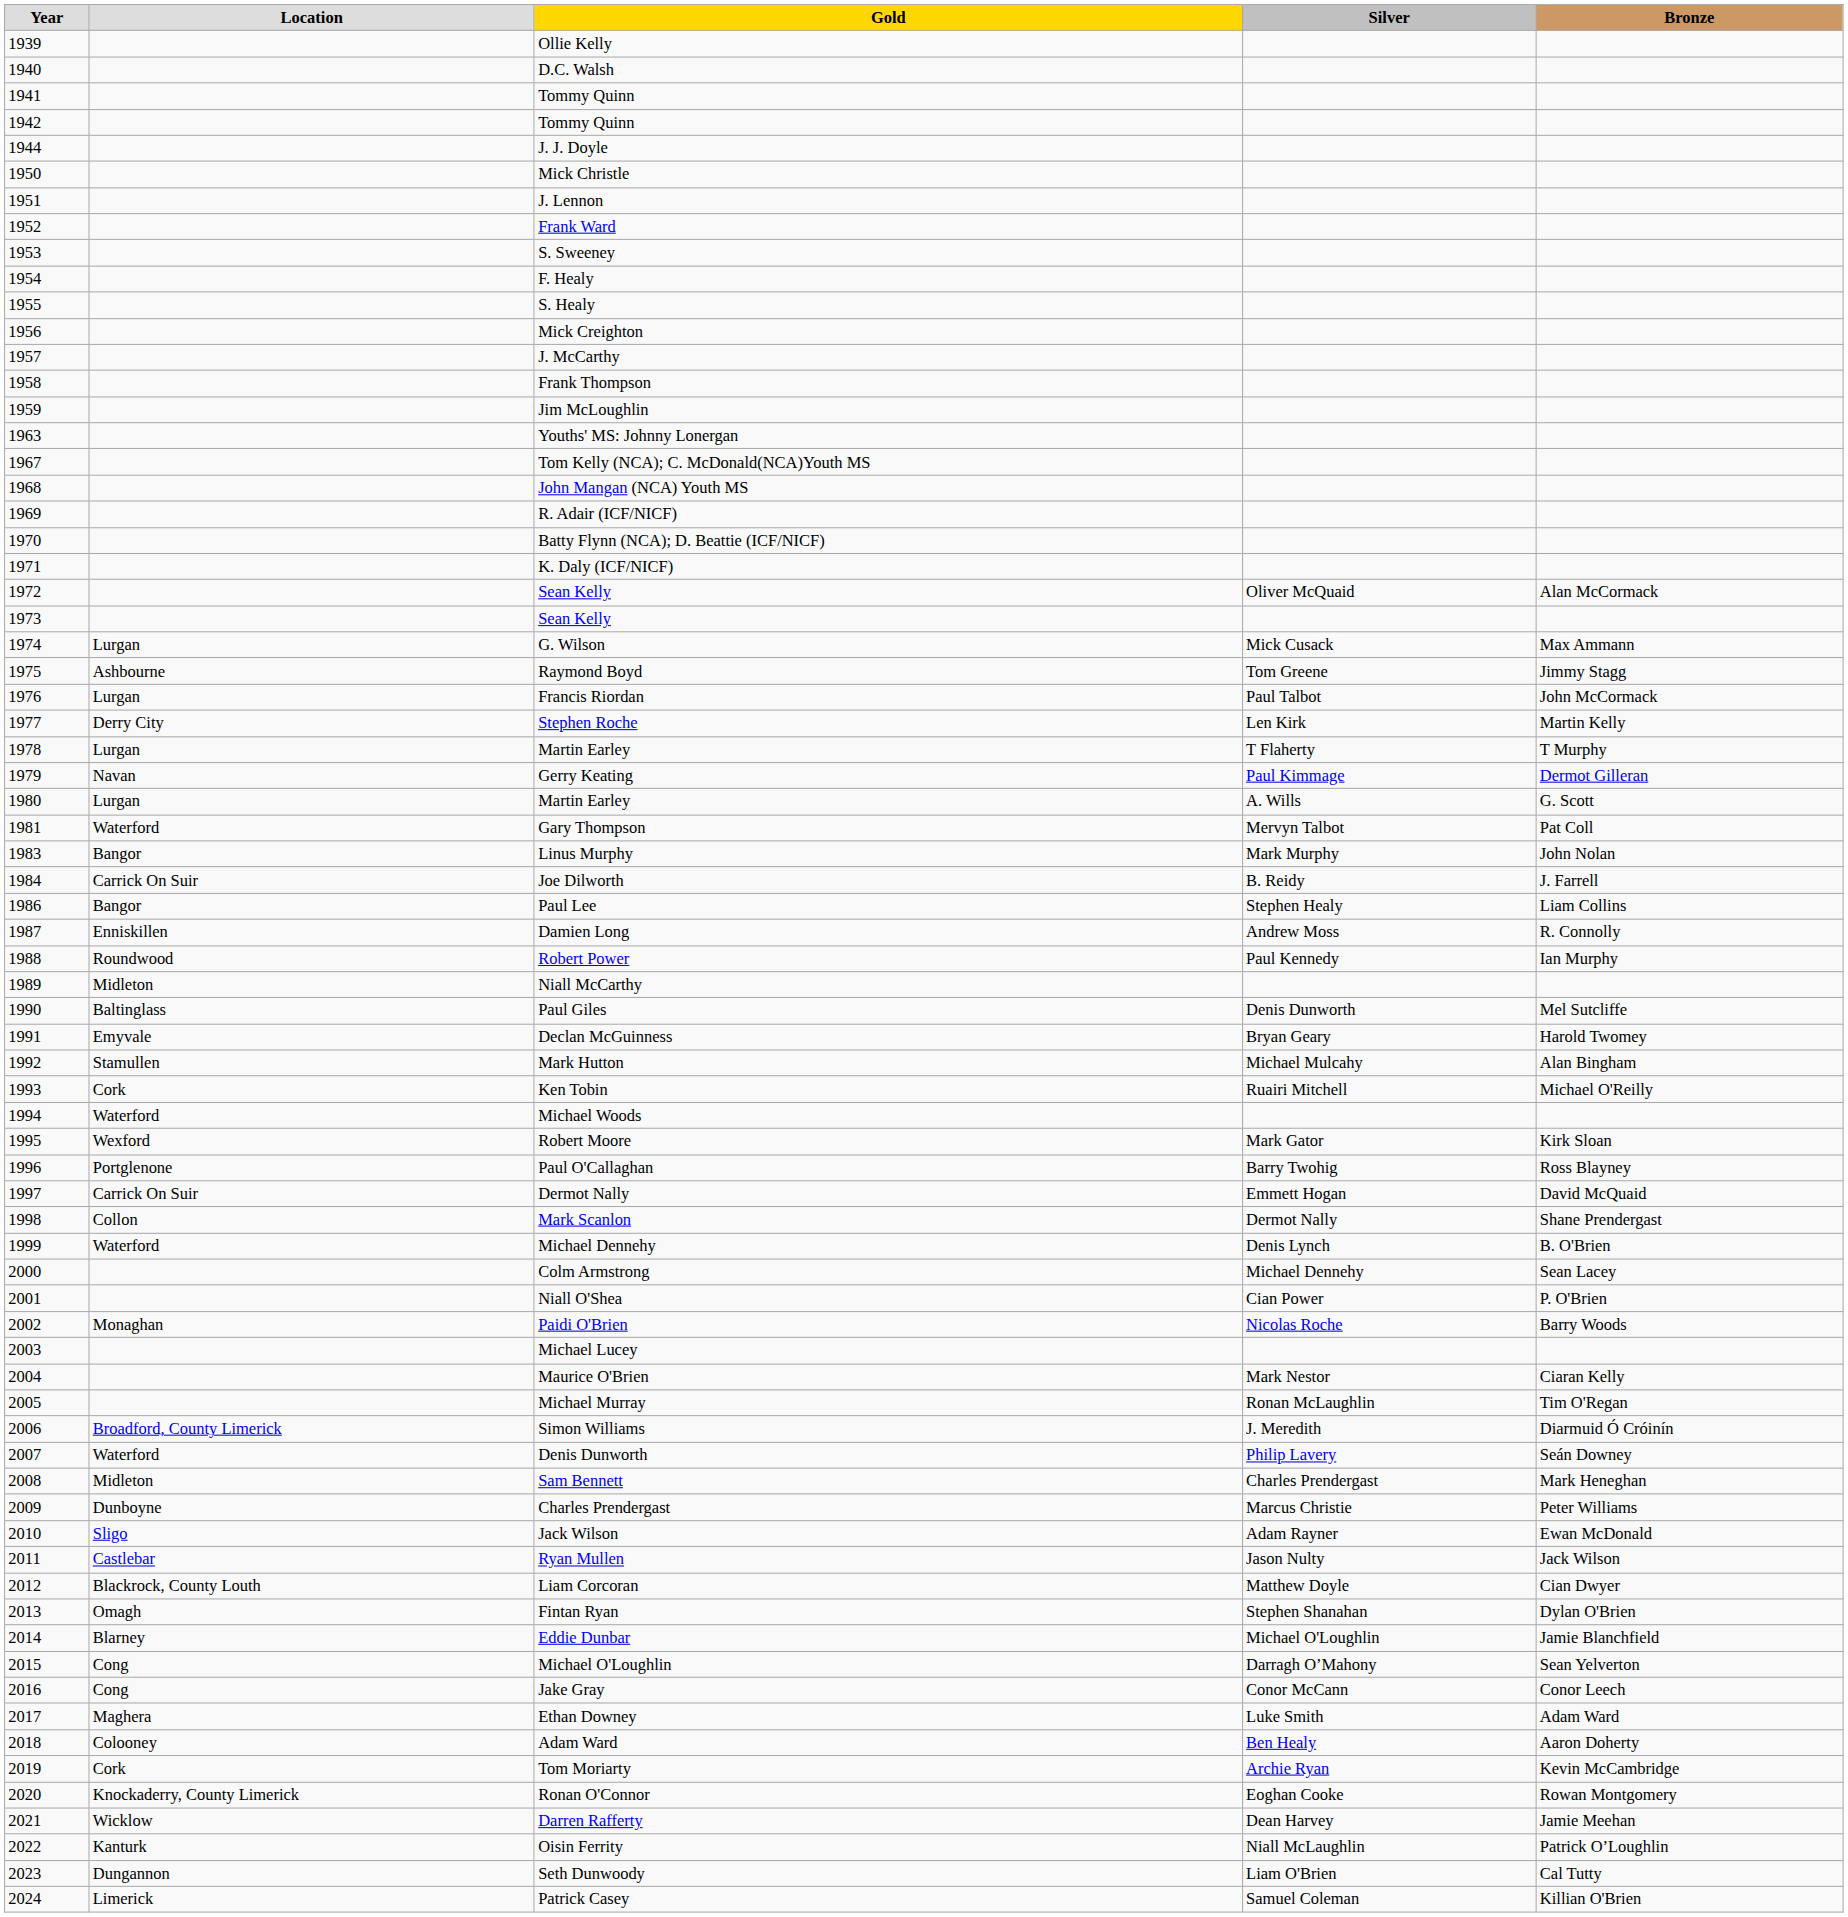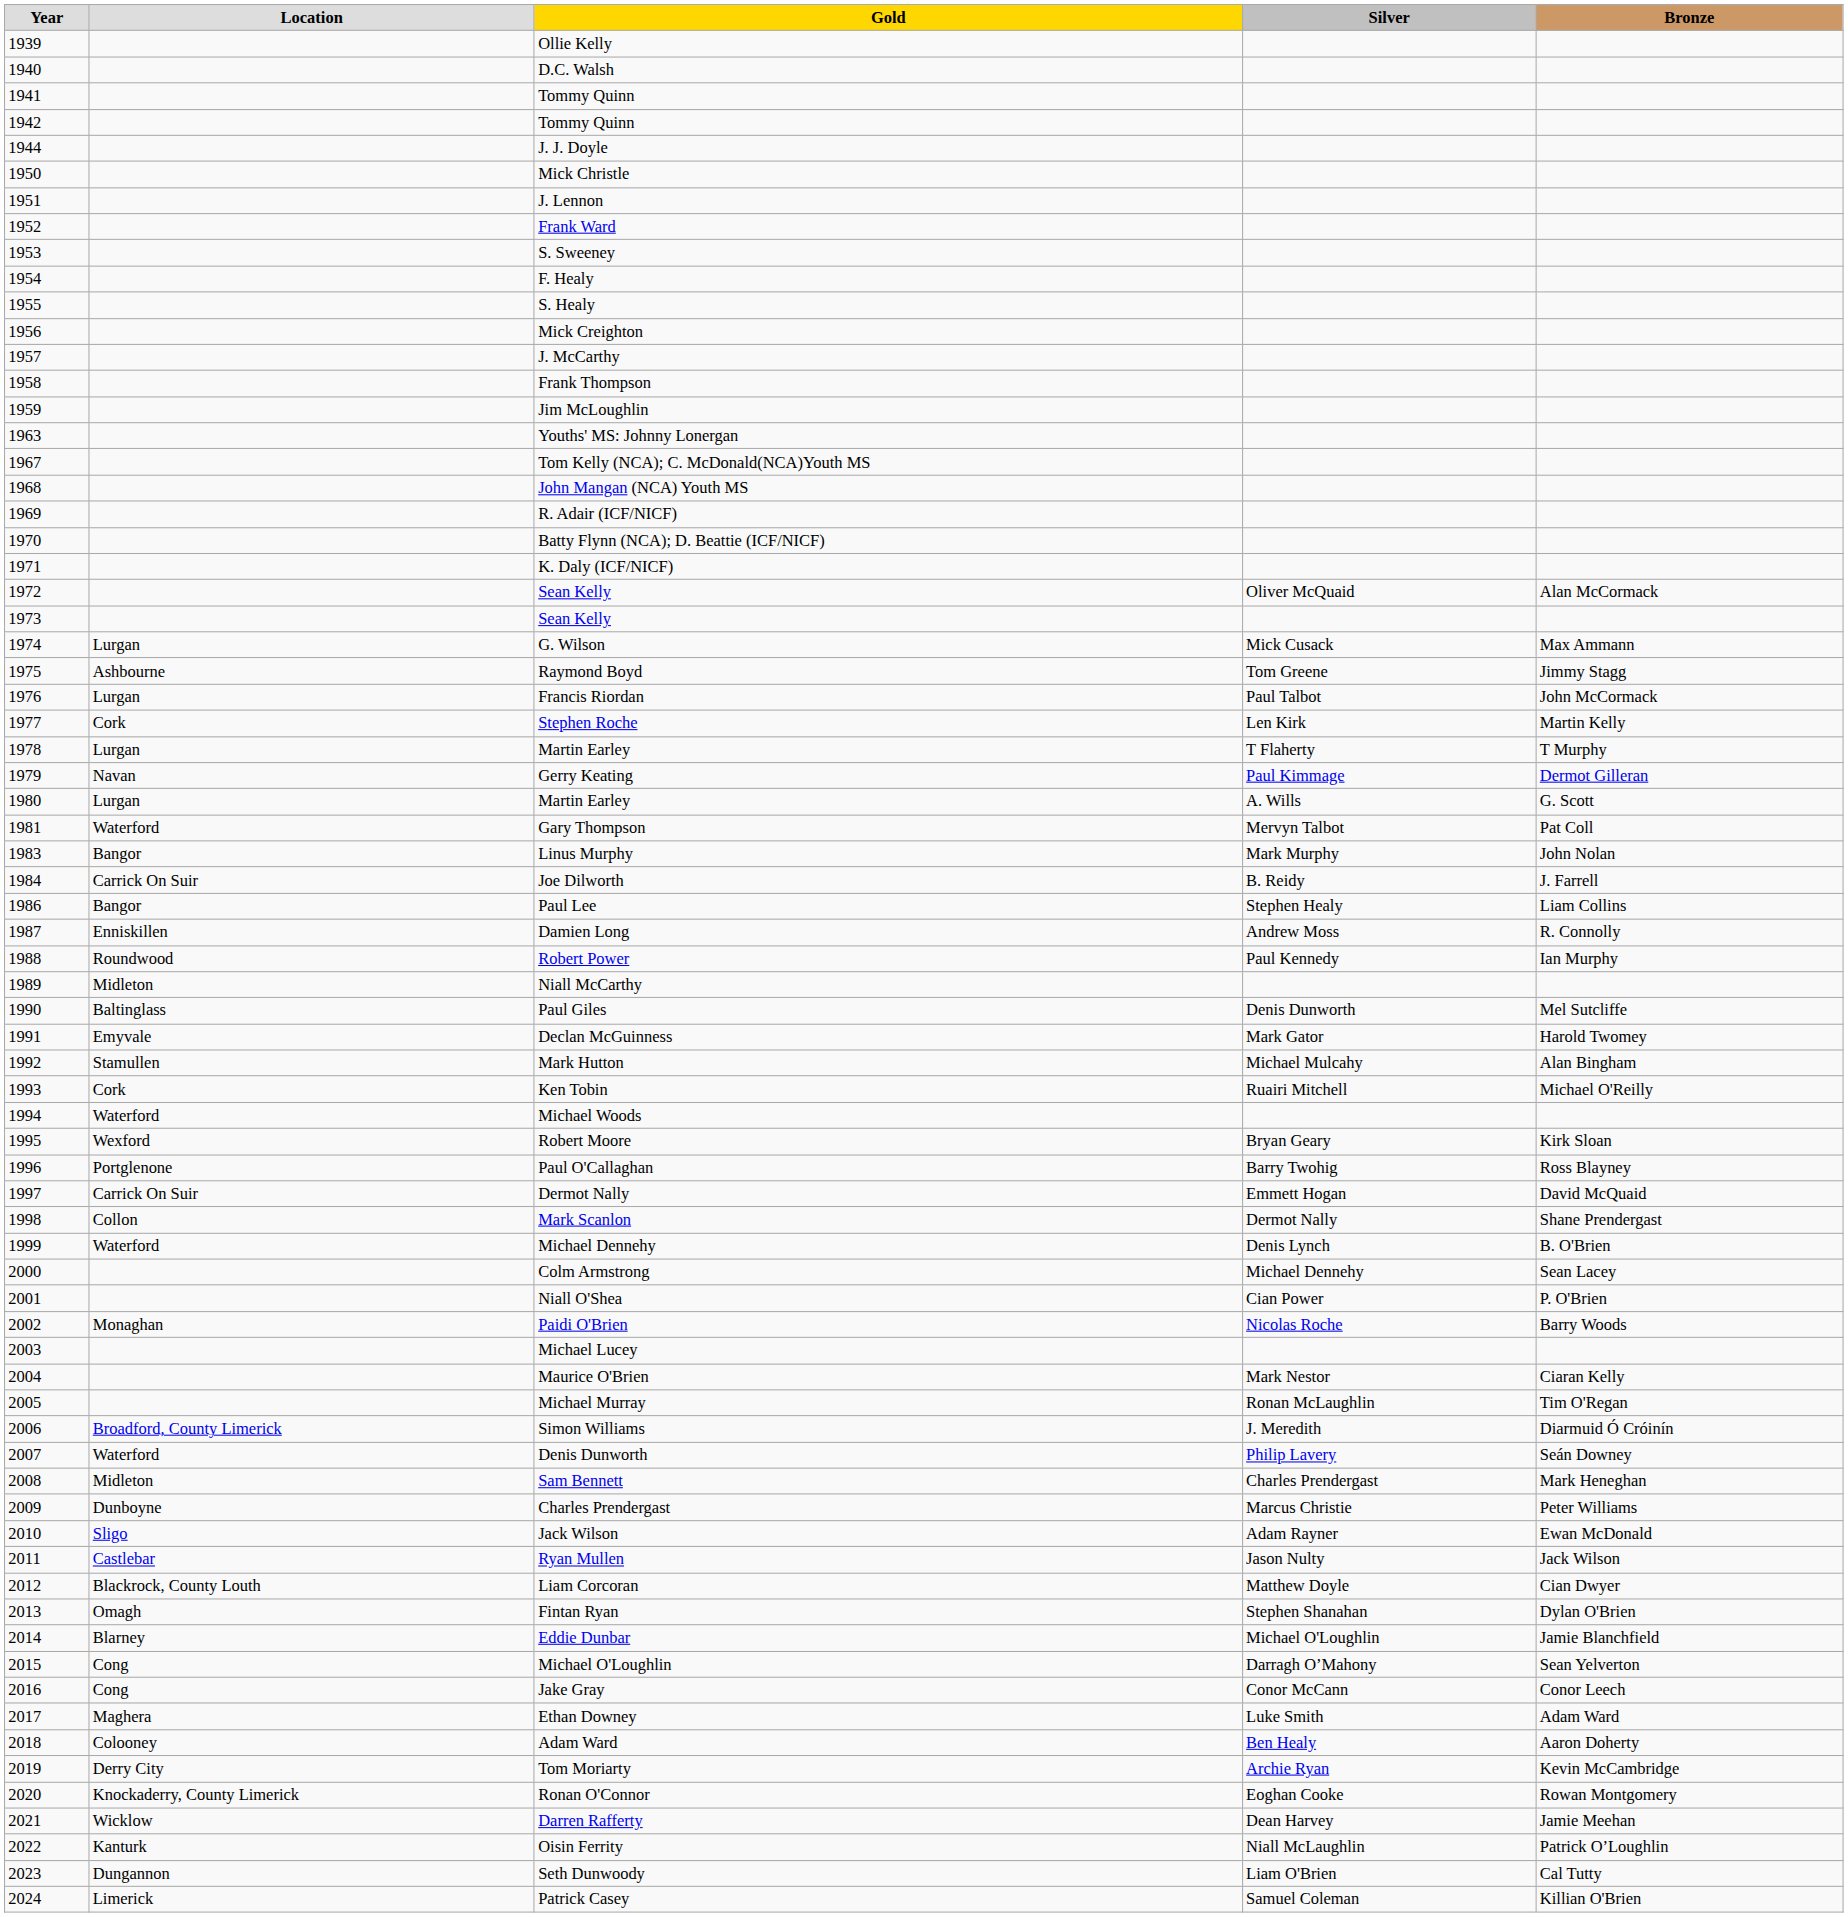(128, 723) Derry City -> (109, 723) Cork
(1288, 1036) Bryan Geary -> (1285, 1036) Mark Gator
(1285, 1141) Mark Gator -> (1288, 1141) Bryan Geary
(109, 1768) Cork -> (128, 1768) Derry City
